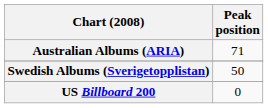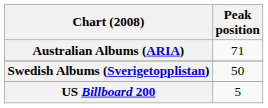(238, 92) 0 -> (238, 92) 5
